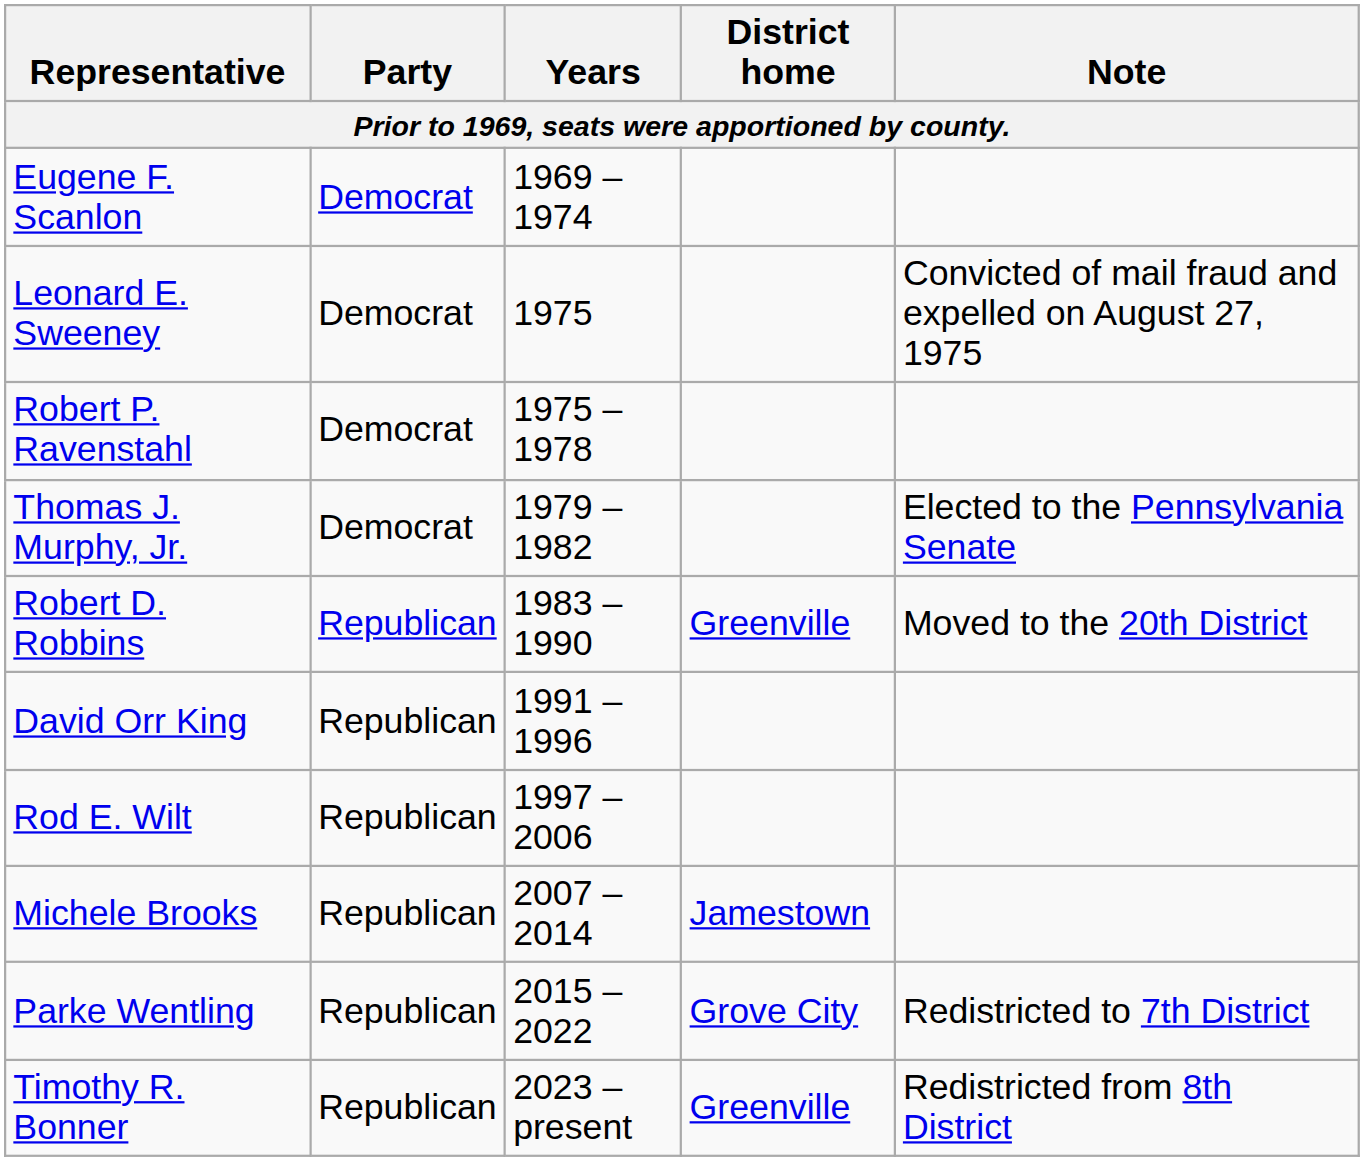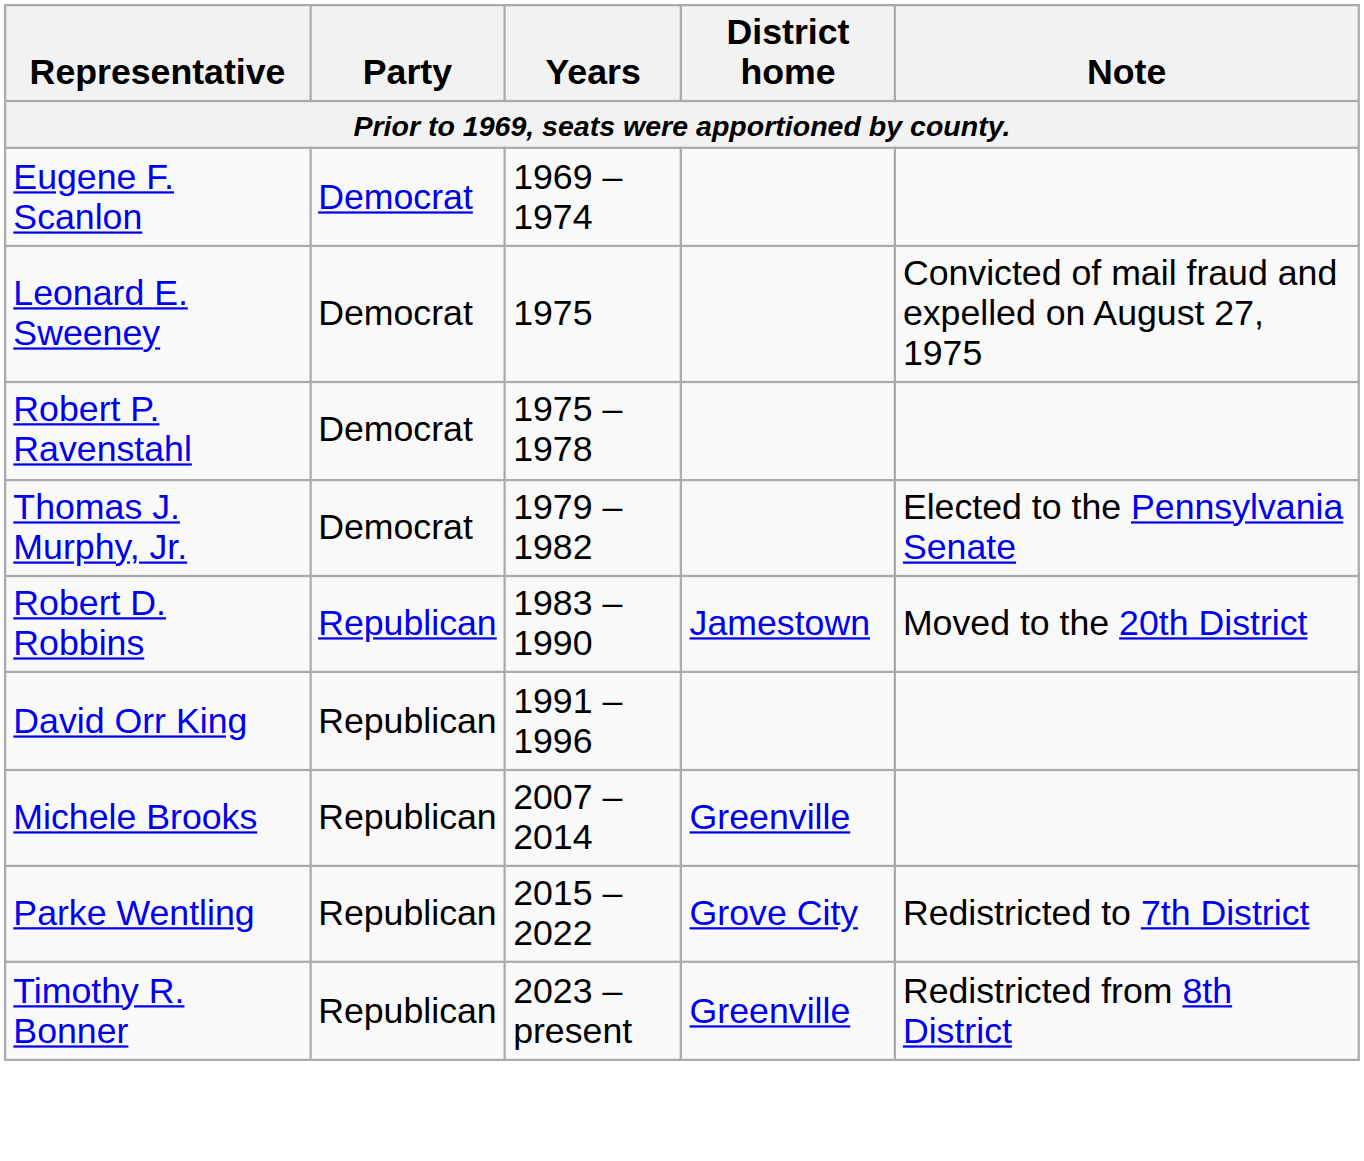(770, 623) Greenville -> (780, 623) Jamestown
- row: (103, 817)
(780, 913) Jamestown -> (770, 817) Greenville
